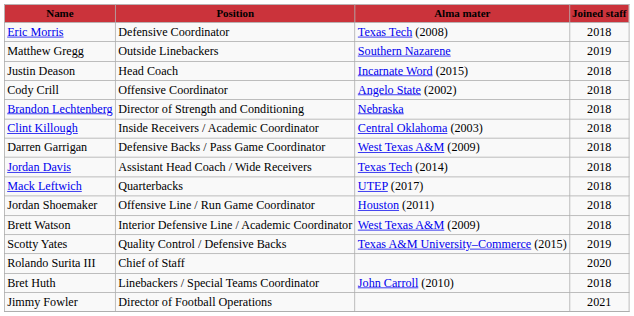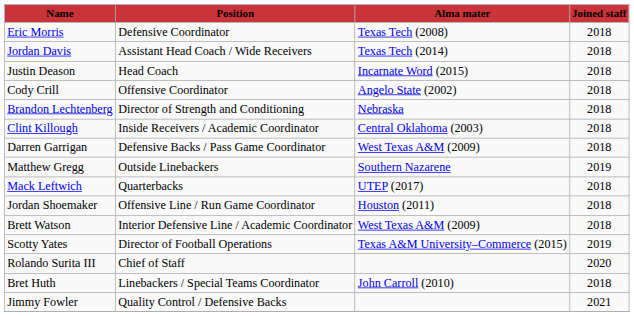rows swapped: (39, 167) <-> (46, 51)
(202, 244) Quality Control / Defensive Backs -> (195, 244) Director of Football Operations
(195, 302) Director of Football Operations -> (202, 302) Quality Control / Defensive Backs
